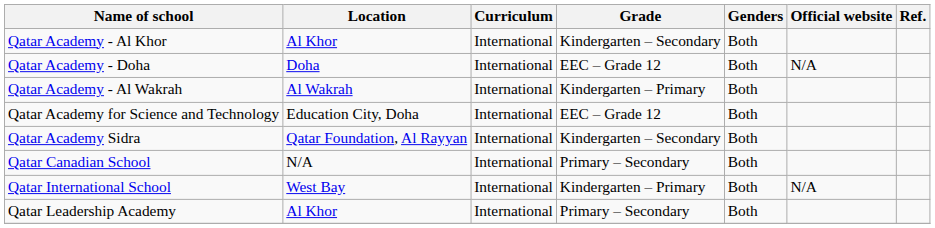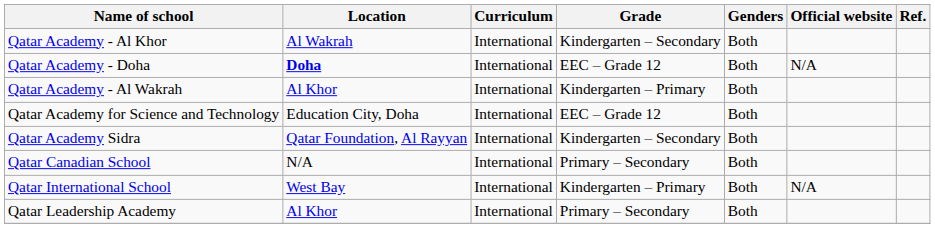(312, 41) Al Khor -> (319, 41) Al Wakrah
(303, 65) normal -> (304, 65) bold
(319, 89) Al Wakrah -> (312, 89) Al Khor
